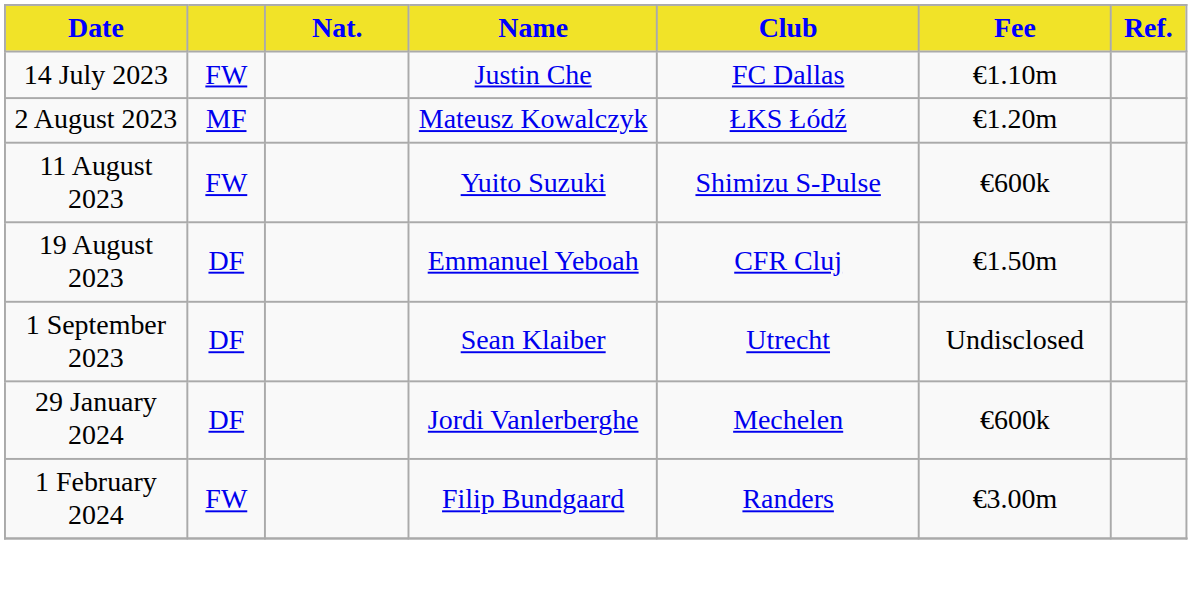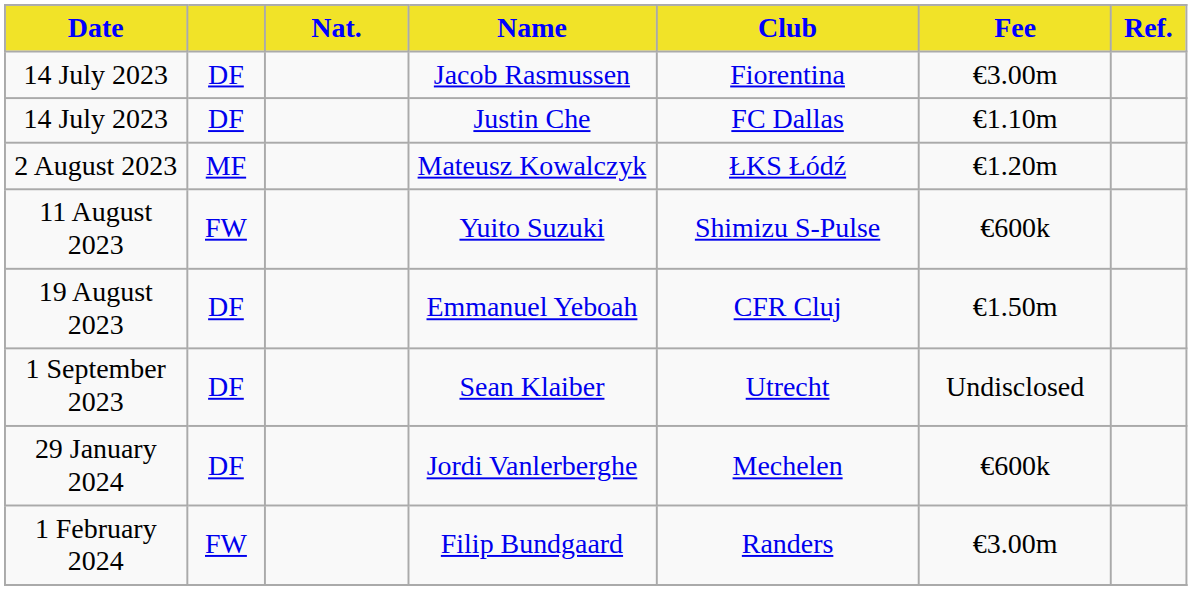+ row: (532, 74)
(226, 74) FW -> (226, 120) DF
